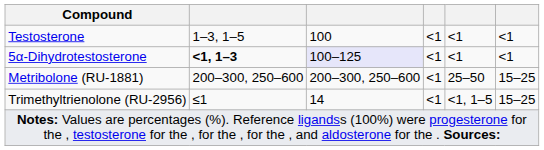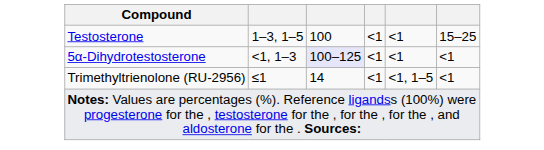(506, 36) <1 -> (458, 36) 15–25
(215, 57) bold -> (274, 57) normal
- row: (76, 78)
(517, 99) 15–25 -> (447, 78) <1
